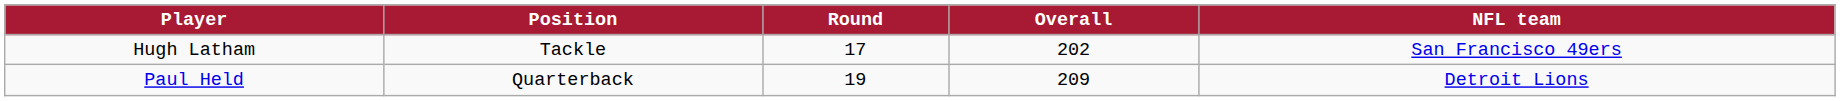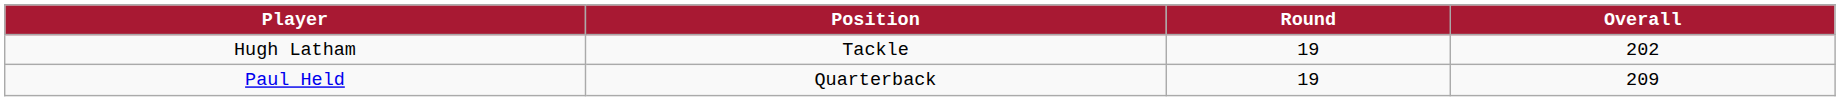- column: (1517, 20)
(855, 50) 17 -> (1308, 50) 19
